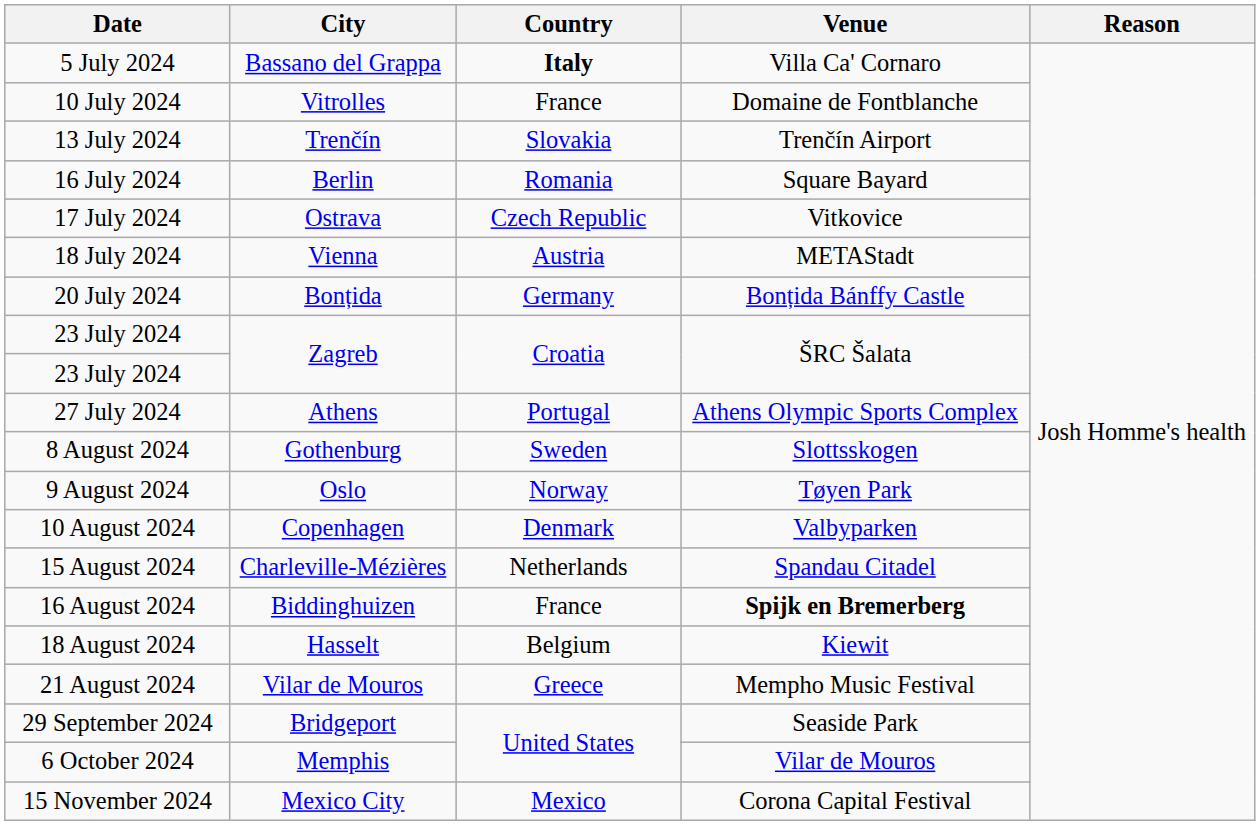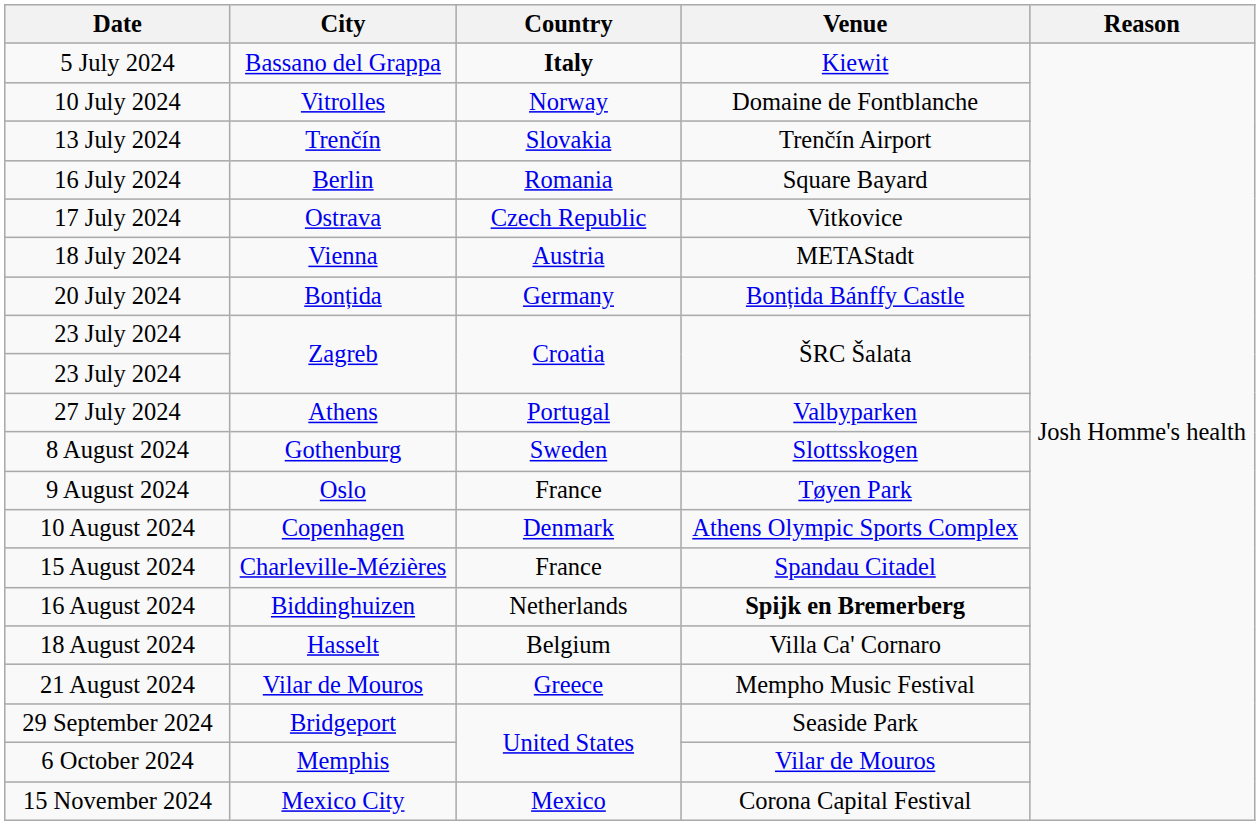(855, 62) Villa Ca' Cornaro -> (855, 62) Kiewit
(568, 101) France -> (568, 101) Norway
(855, 412) Athens Olympic Sports Complex -> (855, 412) Valbyparken
(568, 489) Norway -> (568, 489) France
(855, 528) Valbyparken -> (855, 528) Athens Olympic Sports Complex
(568, 567) Netherlands -> (568, 567) France
(568, 606) France -> (568, 606) Netherlands
(855, 645) Kiewit -> (855, 645) Villa Ca' Cornaro
